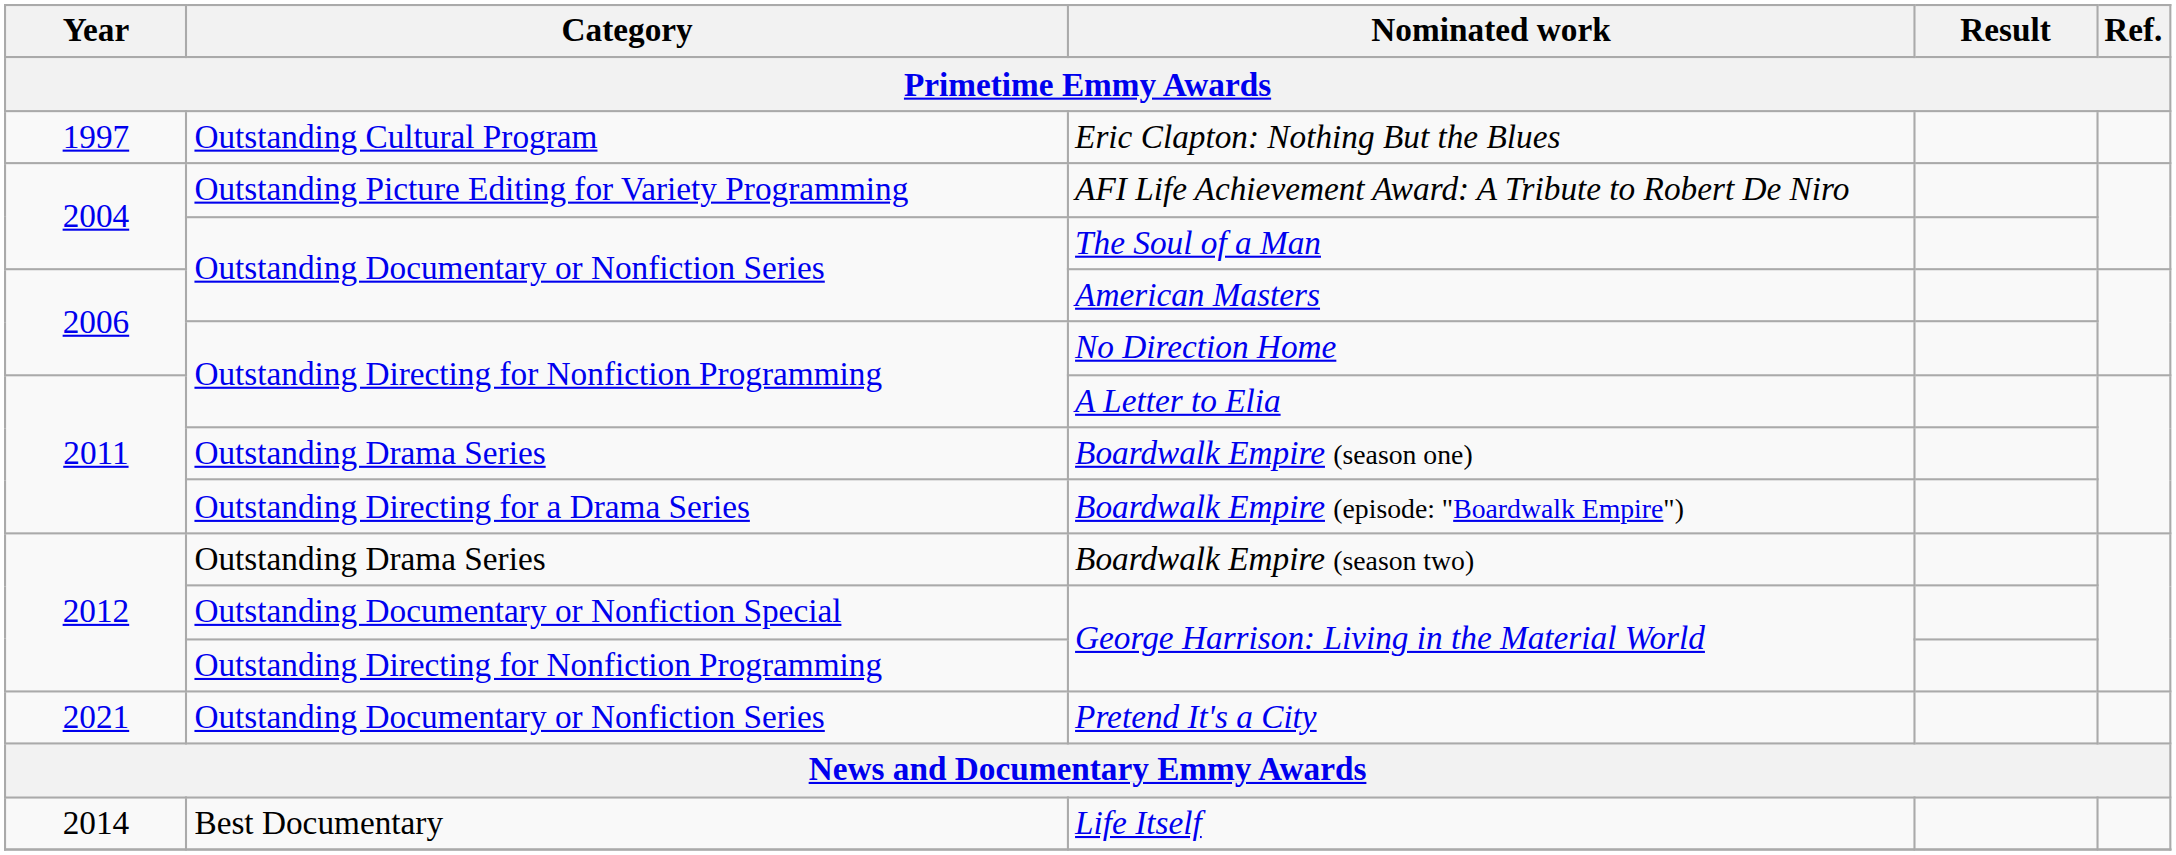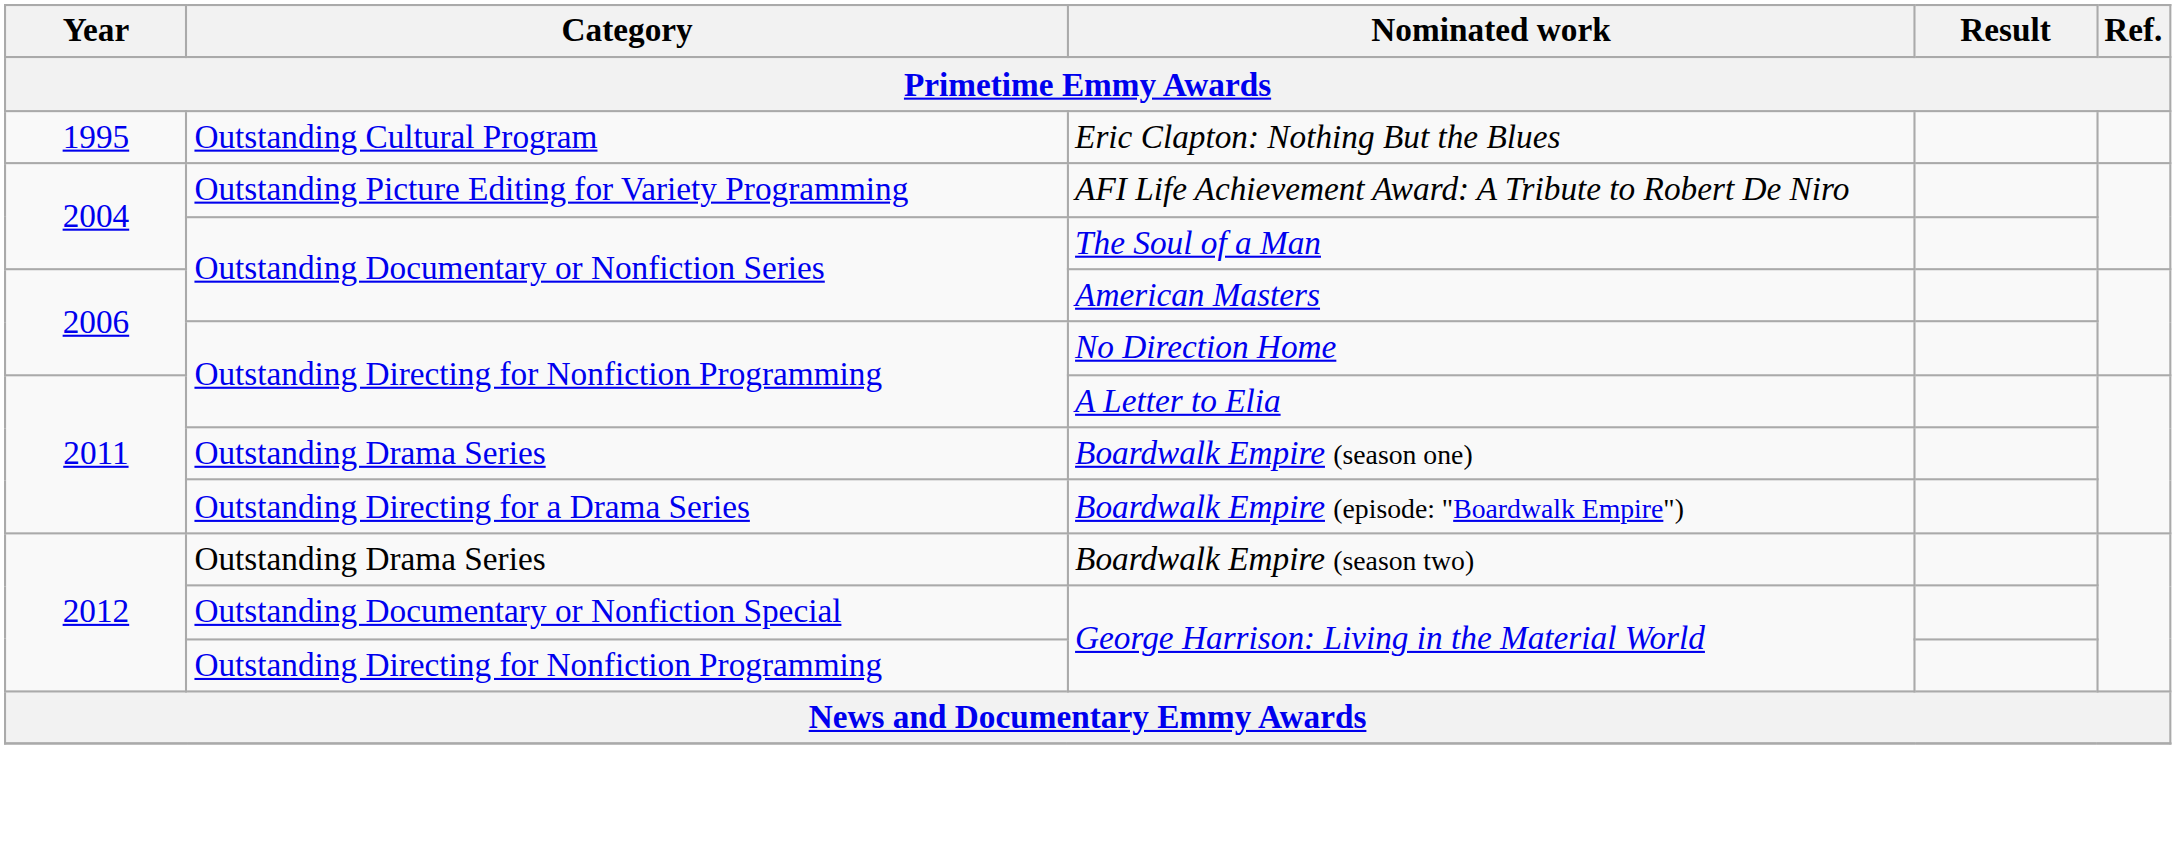(96, 136) 1997 -> (96, 136) 1995
- row: (510, 717)
- row: (319, 822)
